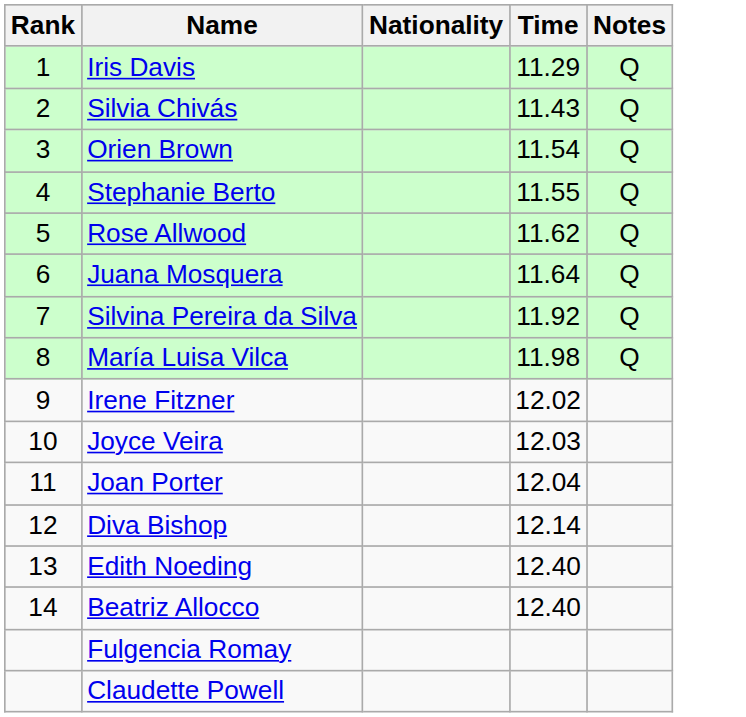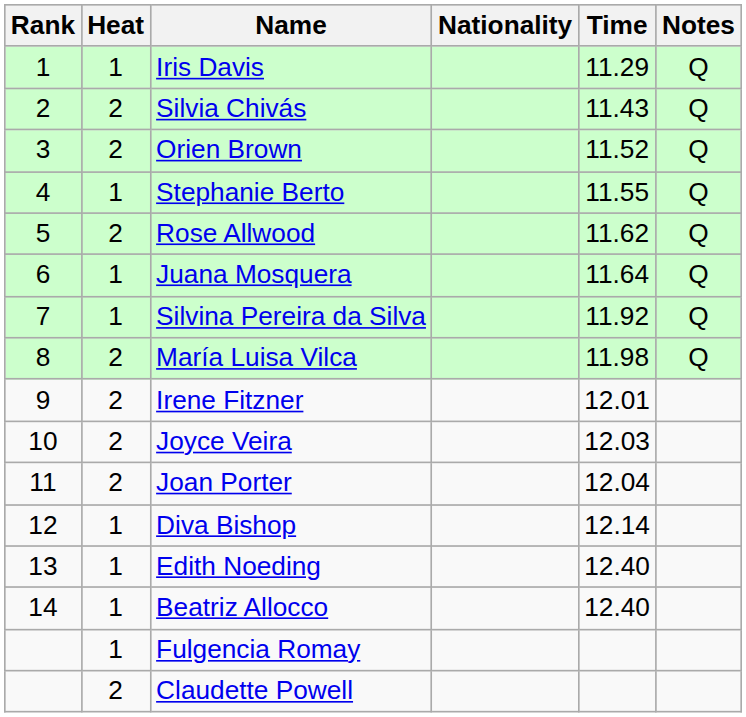+ column: (116, 25)
(548, 150) 11.54 -> (617, 150) 11.52
(548, 399) 12.02 -> (617, 399) 12.01
